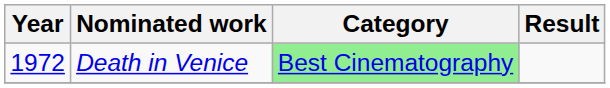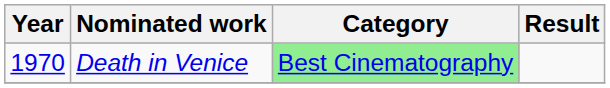(38, 62) 1972 -> (38, 62) 1970
